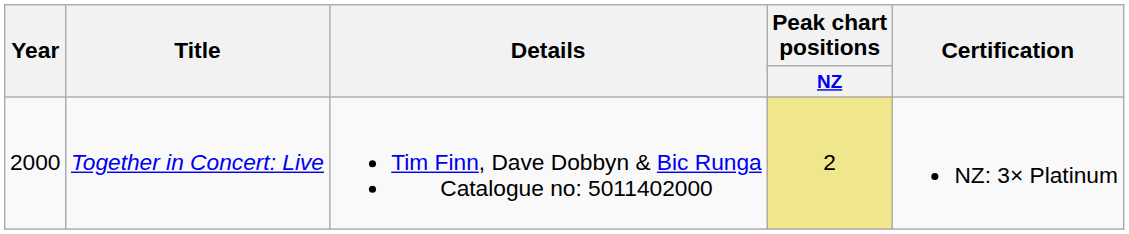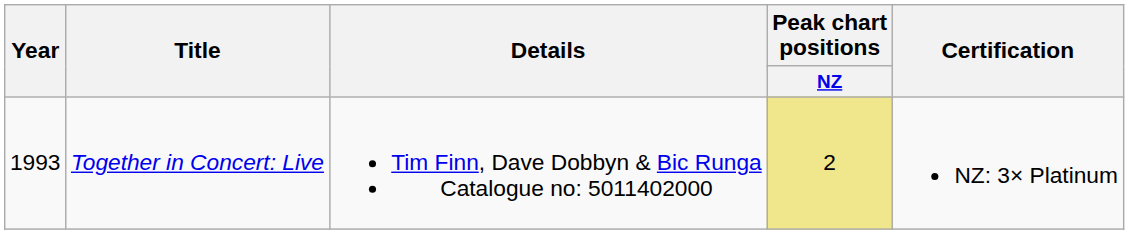(35, 162) 2000 -> (35, 162) 1993
